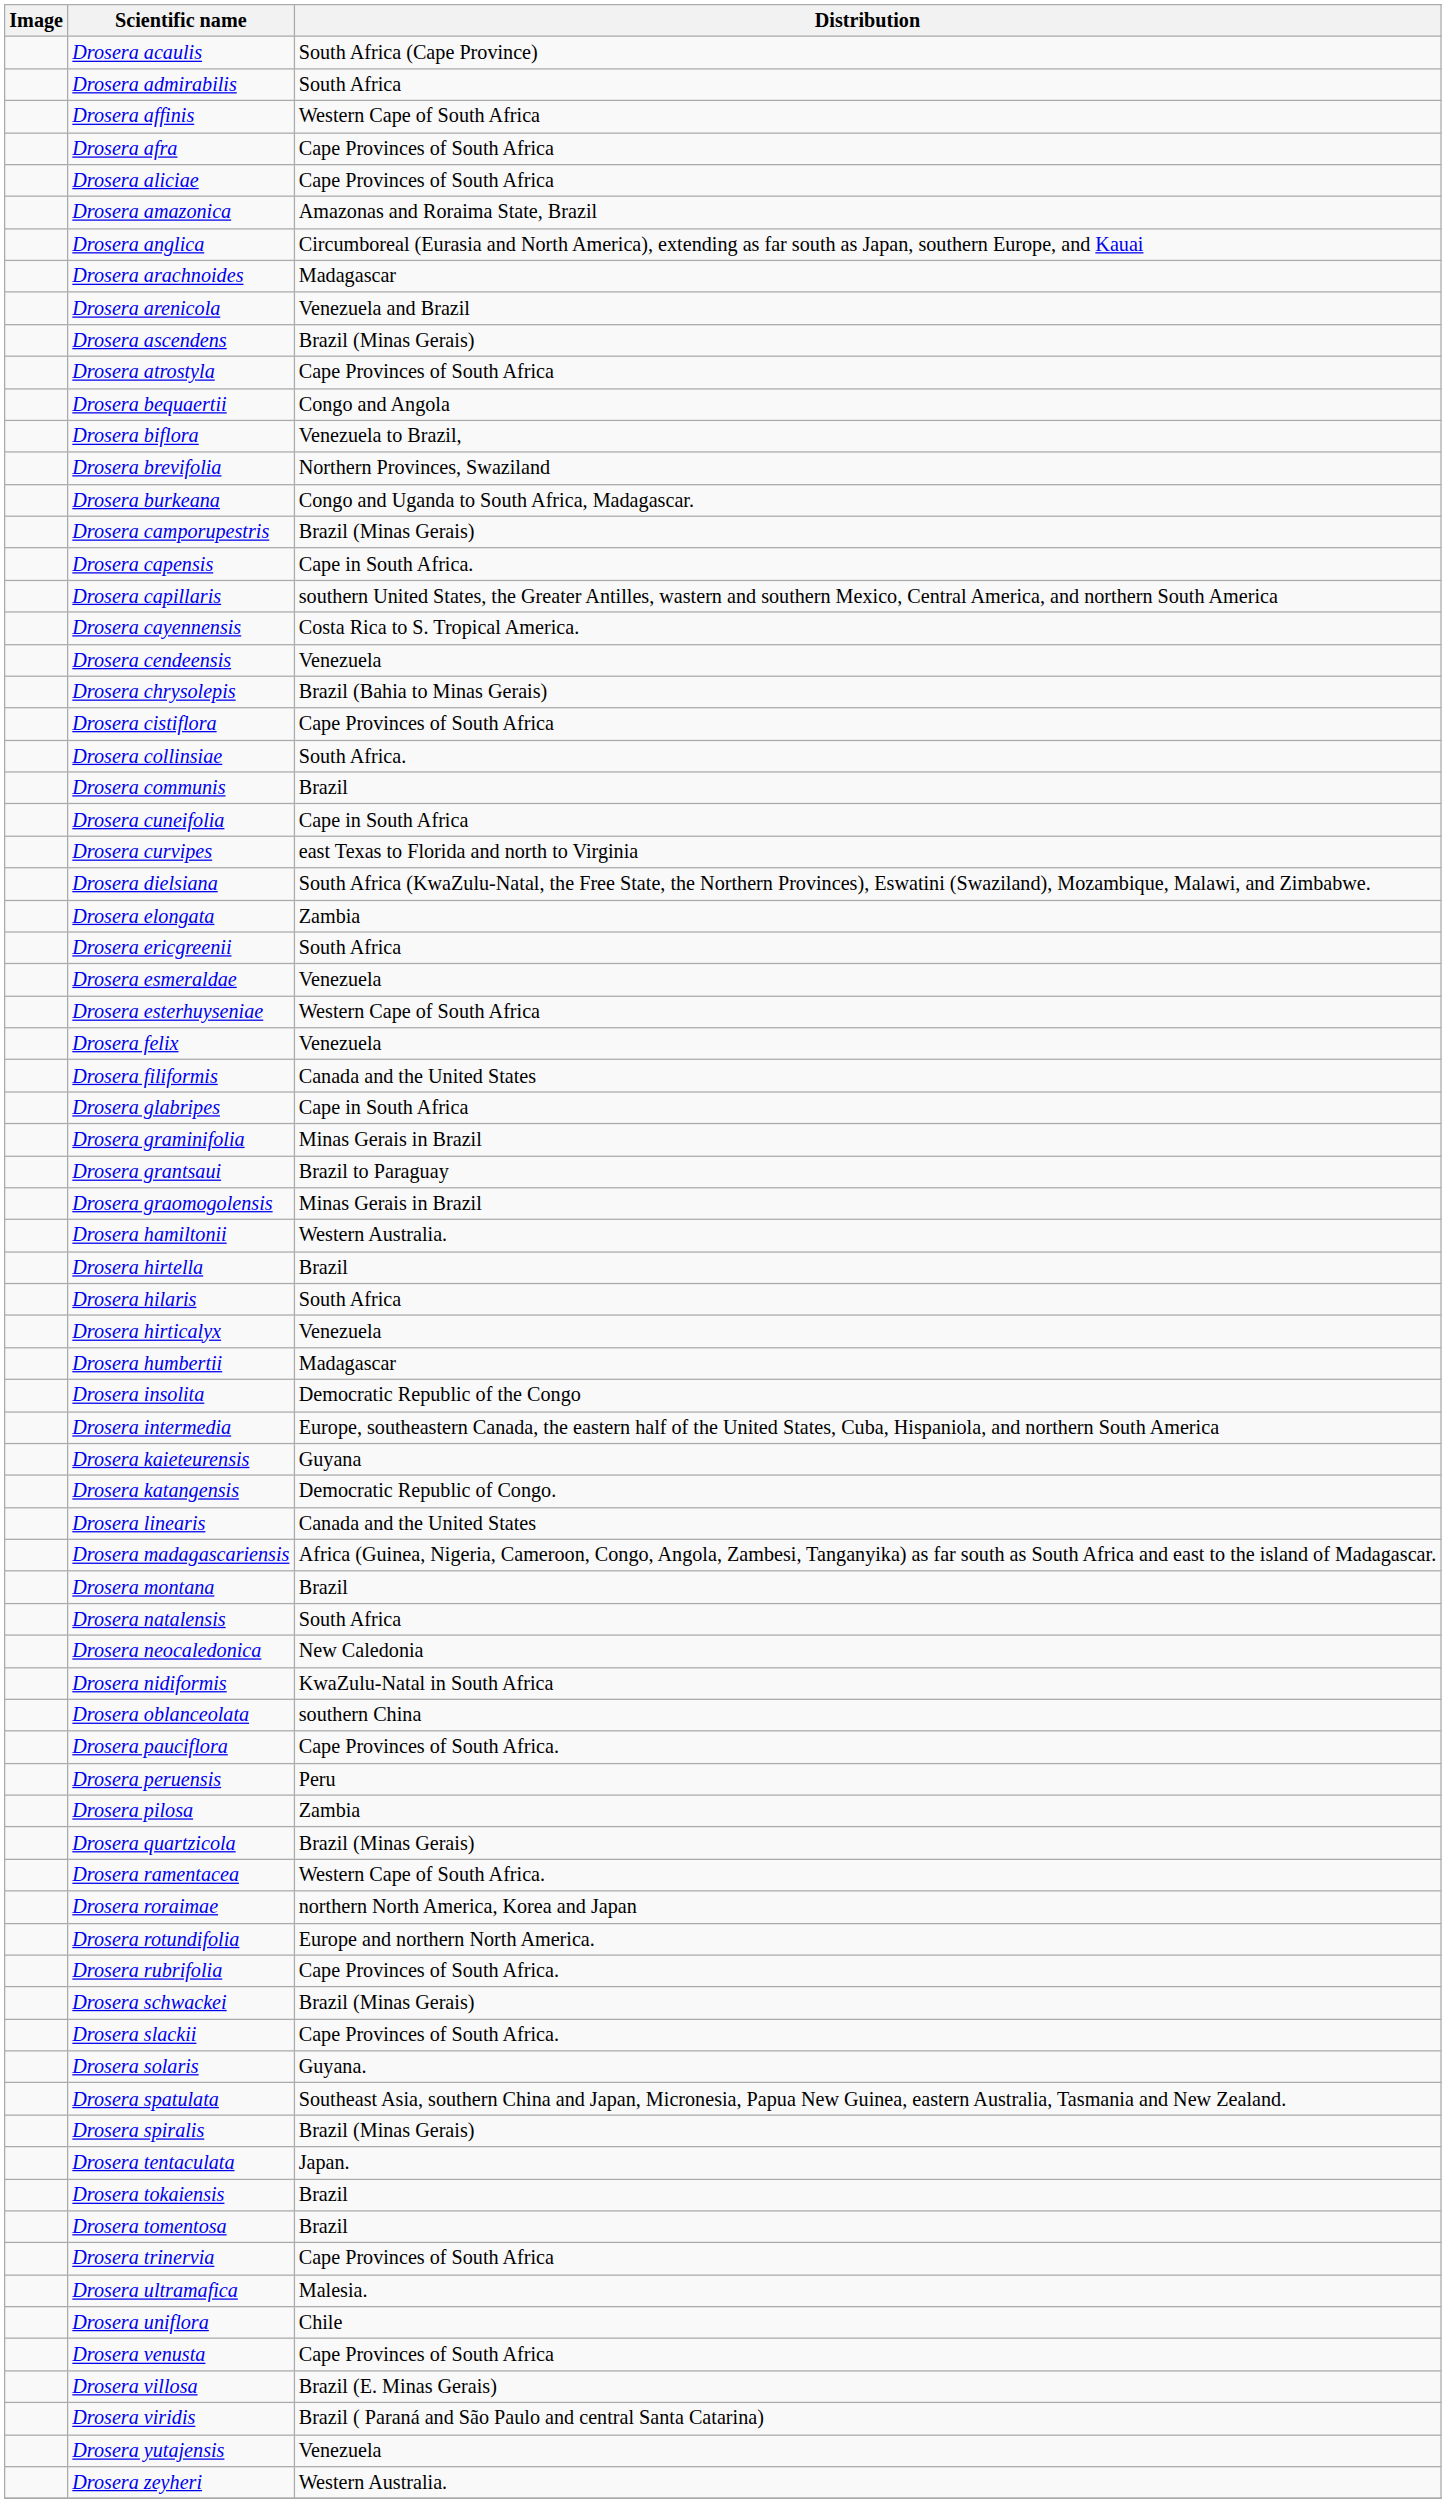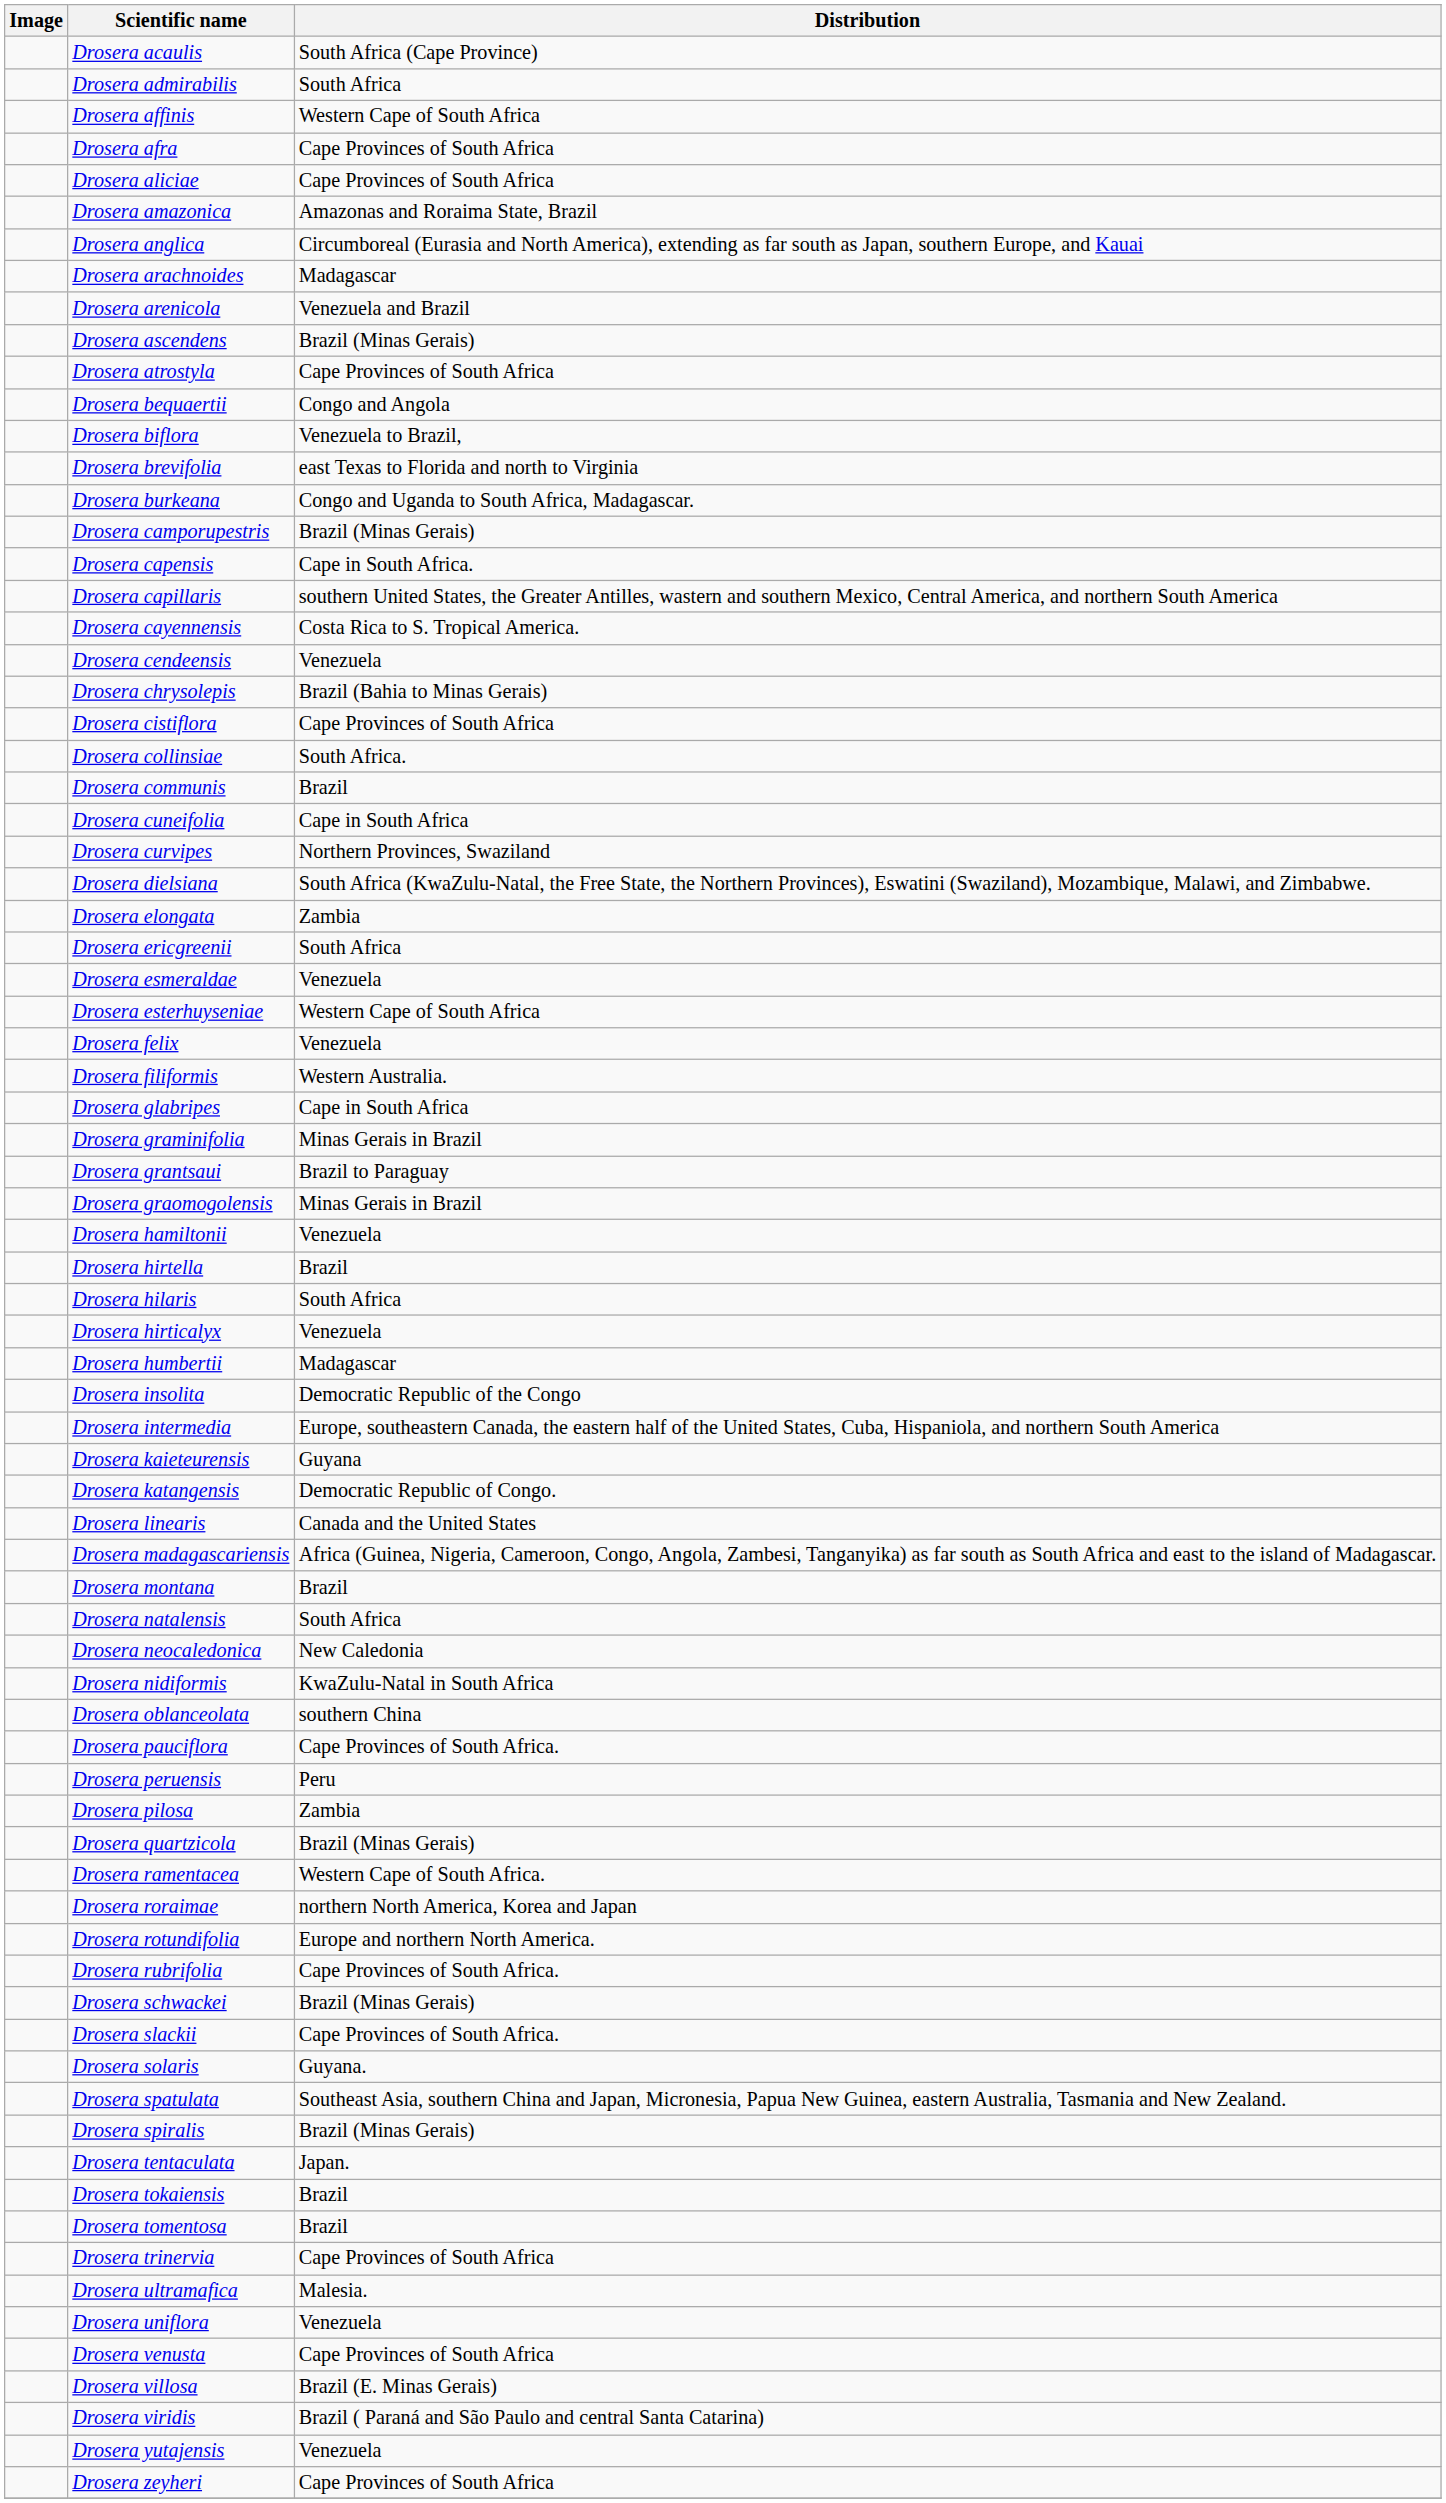(424, 468) Northern Provinces, Swaziland -> (468, 468) east Texas to Florida and north to Virginia
(468, 851) east Texas to Florida and north to Virginia -> (424, 851) Northern Provinces, Swaziland
(417, 1075) Canada and the United States -> (373, 1075) Western Australia.
(373, 1235) Western Australia. -> (340, 1235) Venezuela
(321, 2322) Chile -> (340, 2322) Venezuela
(373, 2482) Western Australia. -> (426, 2482) Cape Provinces of South Africa
